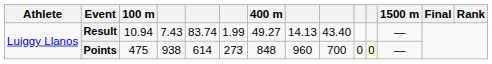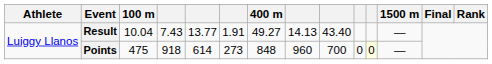(138, 32) 10.94 -> (138, 32) 10.04
(202, 32) 83.74 -> (202, 32) 13.77
(233, 32) 1.99 -> (233, 32) 1.91
(171, 50) 938 -> (171, 50) 918
